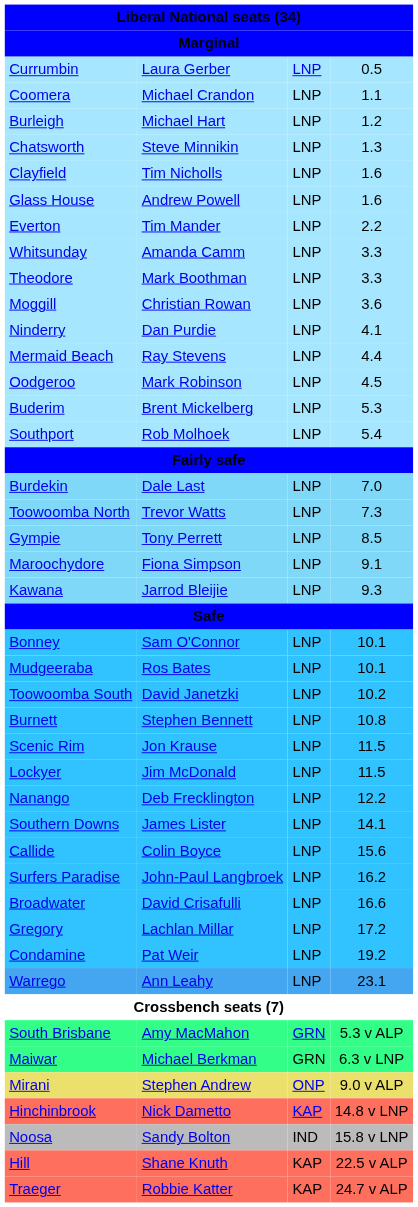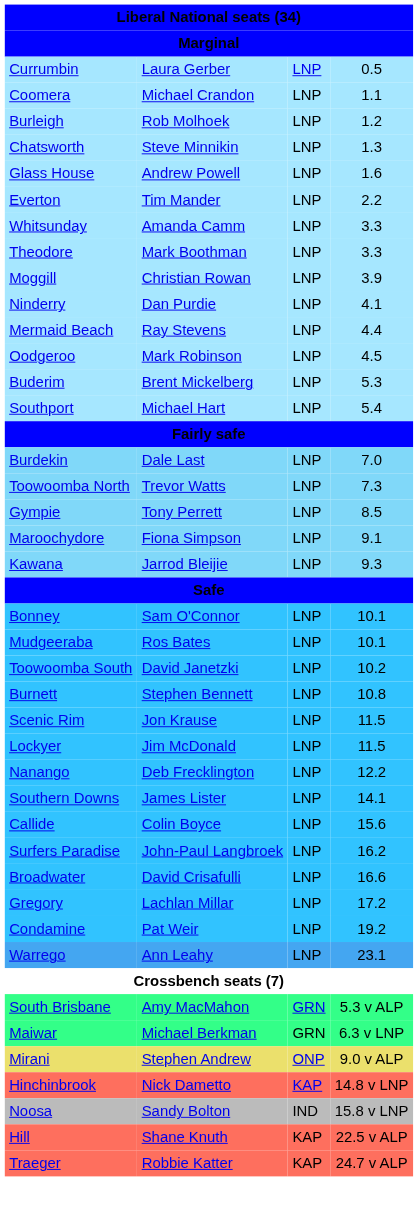(183, 122) Michael Hart -> (186, 122) Rob Molhoek
- row: (38, 174)
(372, 304) 3.6 -> (372, 278) 3.9
(186, 434) Rob Molhoek -> (183, 408) Michael Hart
